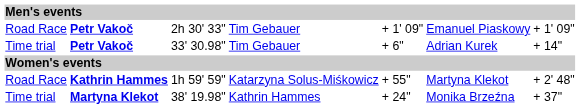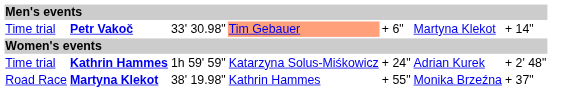- row: (198, 29)
(264, 46) no background -> (264, 29) lightsalmon background
(462, 46) Adrian Kurek -> (455, 29) Martyna Klekot
(36, 80) Road Race -> (30, 63) Time trial
(396, 80) + 55" -> (396, 63) + 24"
(467, 80) Martyna Klekot -> (449, 63) Adrian Kurek
(30, 97) Time trial -> (36, 80) Road Race
(396, 97) + 24" -> (396, 80) + 55"
